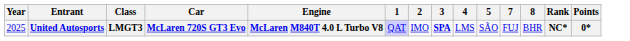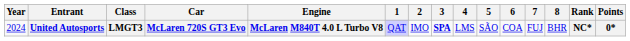+ column: (513, 12)
(16, 28) 2025 -> (16, 28) 2024
